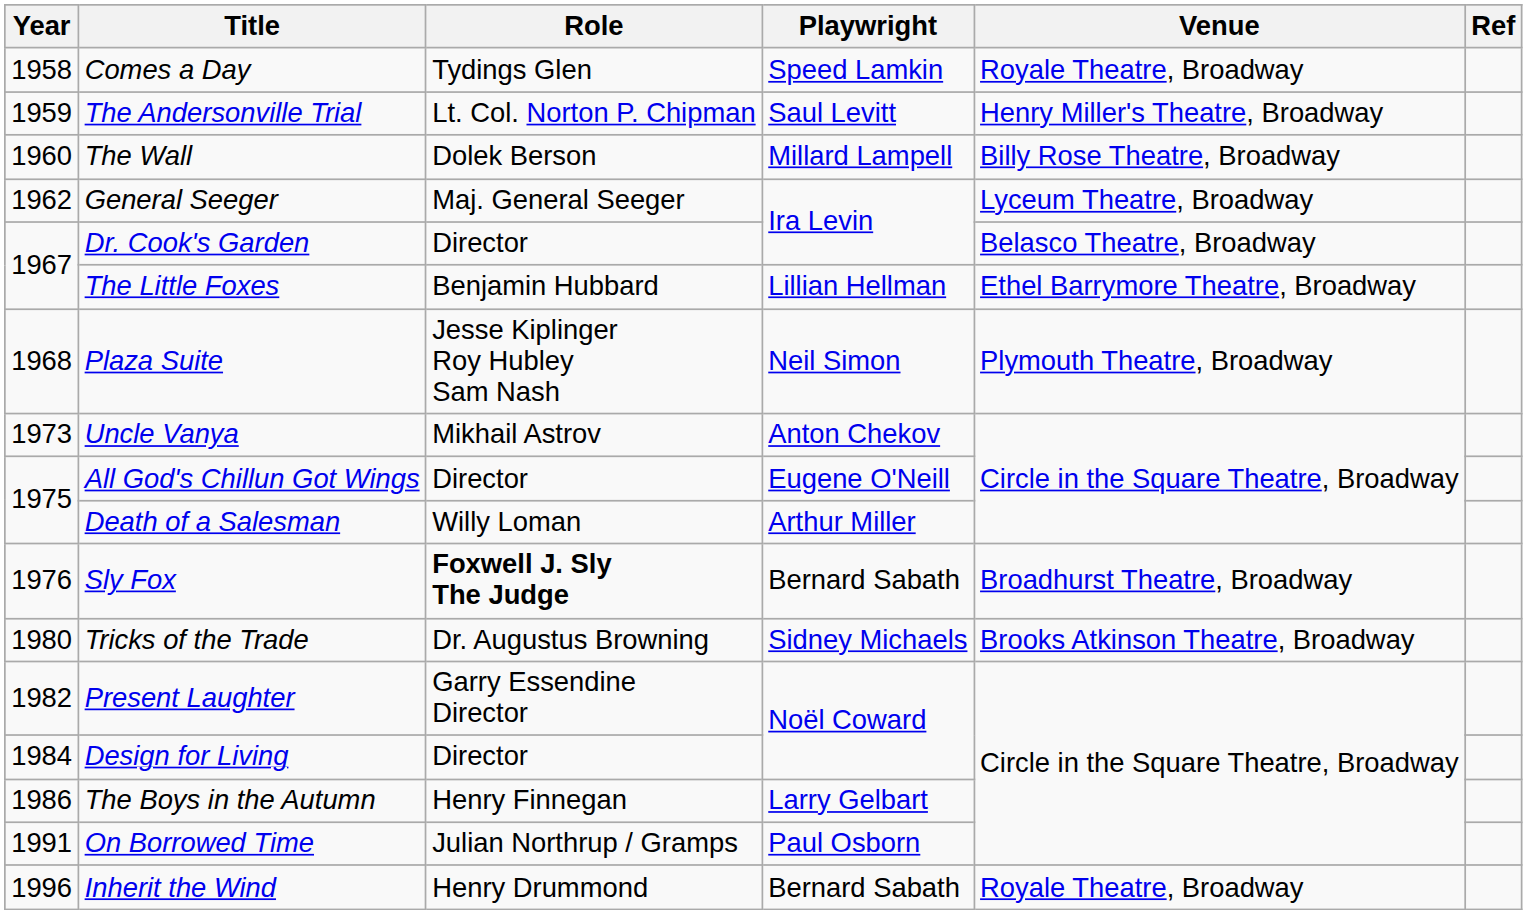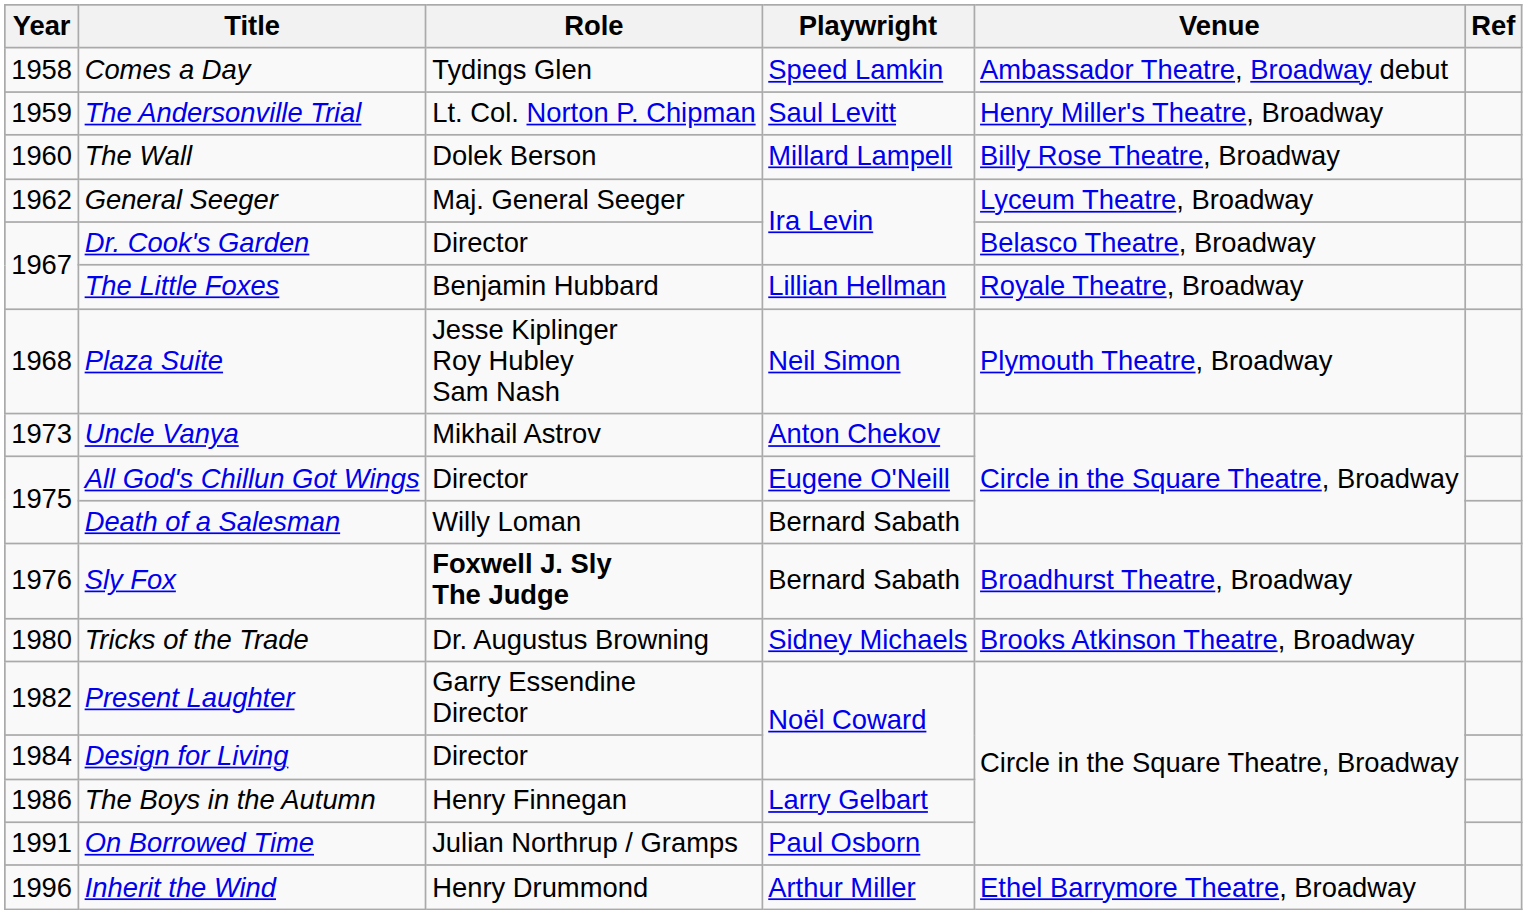(1142, 69) Royale Theatre, Broadway -> (1214, 69) Ambassador Theatre, Broadway debut
(1198, 286) Ethel Barrymore Theatre, Broadway -> (1142, 286) Royale Theatre, Broadway
(842, 521) Arthur Miller -> (864, 521) Bernard Sabath
(864, 886) Bernard Sabath -> (842, 886) Arthur Miller
(1142, 886) Royale Theatre, Broadway -> (1198, 886) Ethel Barrymore Theatre, Broadway
